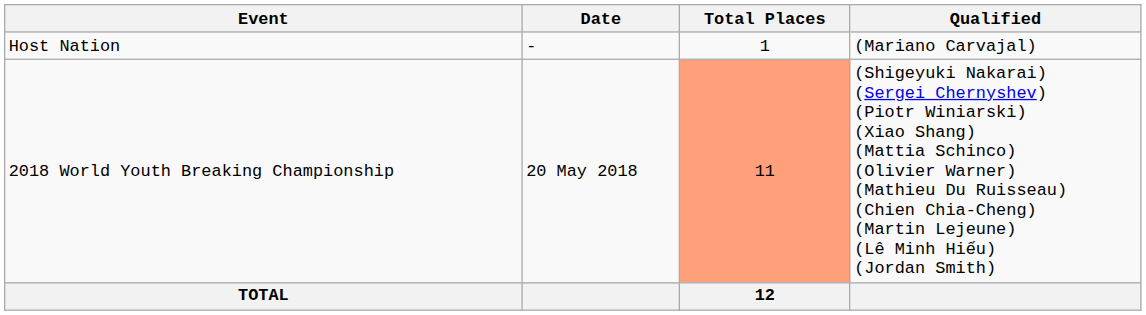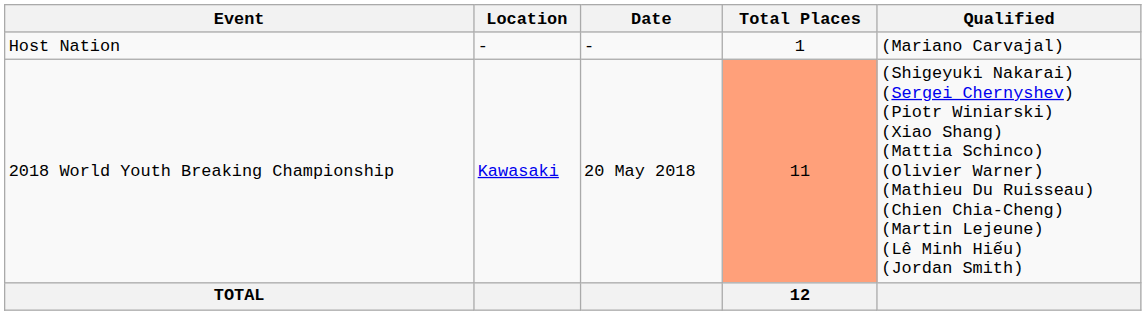+ column: (527, 18)
